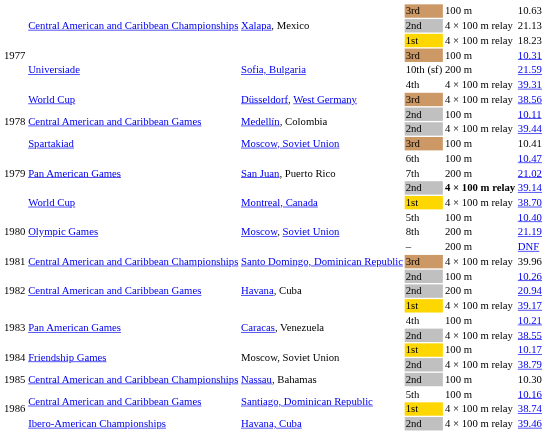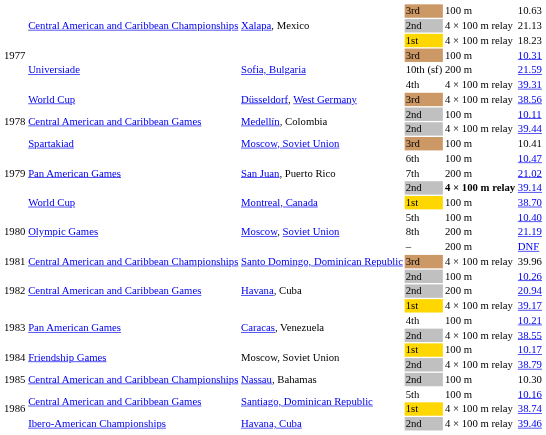(479, 202) 4 × 100 m relay -> (458, 202) 100 m
